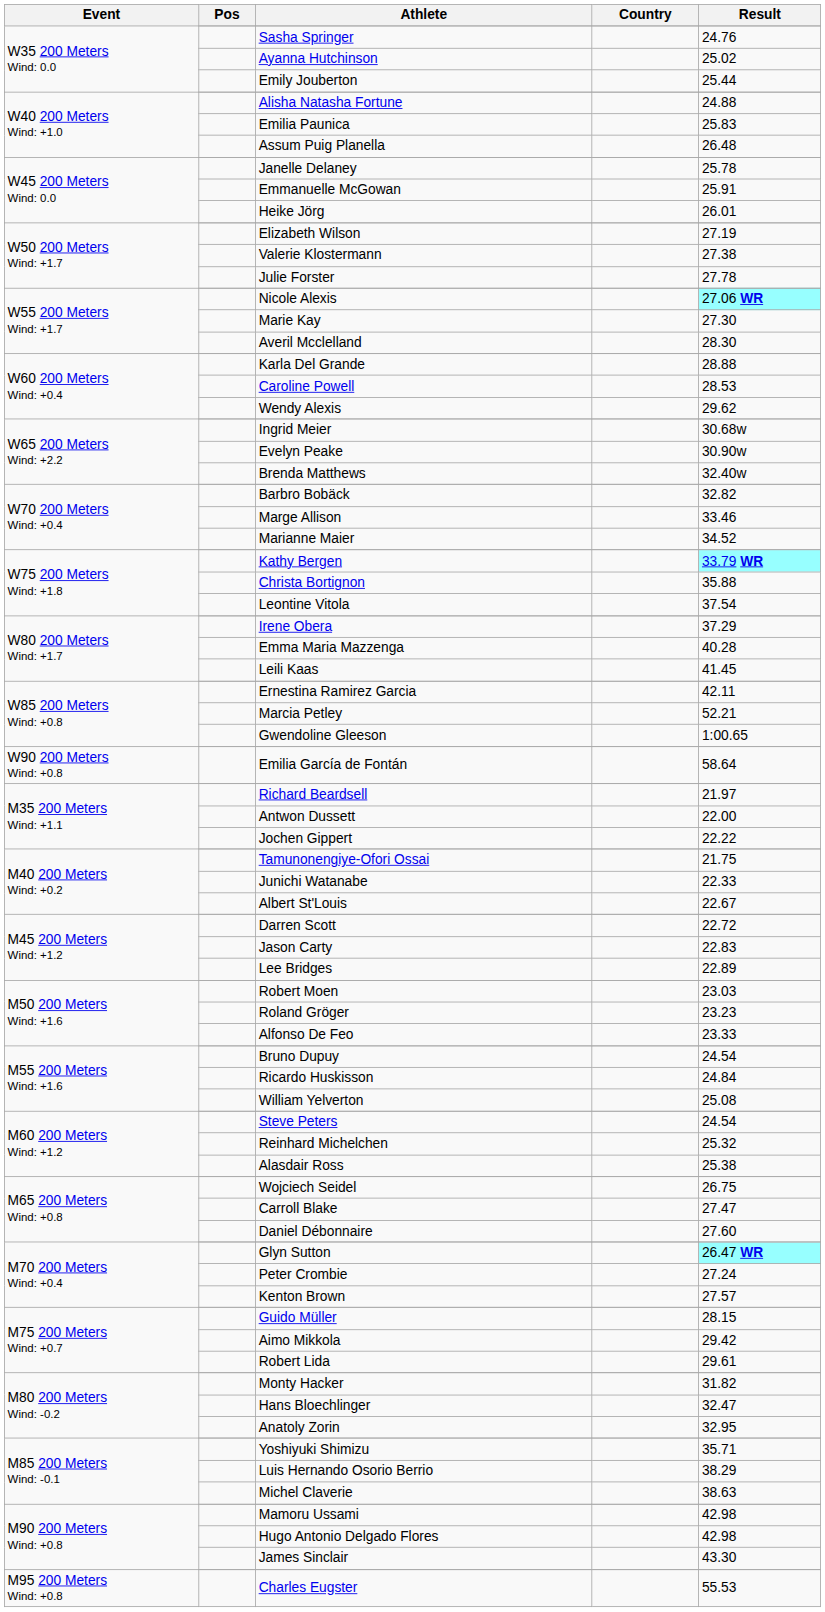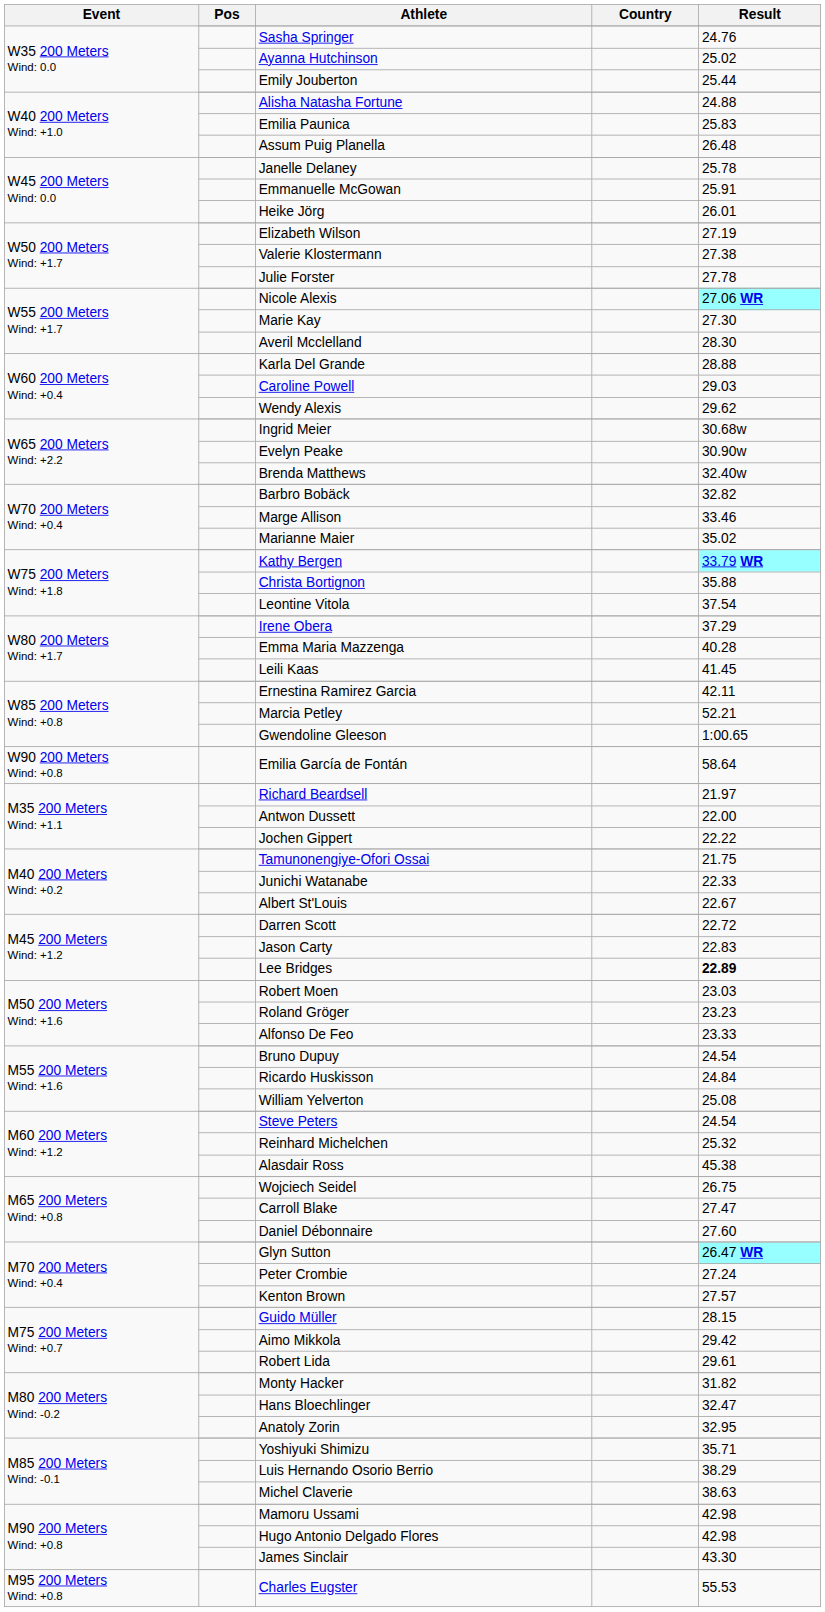(719, 386) 28.53 -> (719, 386) 29.03
(719, 539) 34.52 -> (719, 539) 35.02
(719, 969) normal -> (719, 969) bold
(719, 1165) 25.38 -> (719, 1165) 45.38
